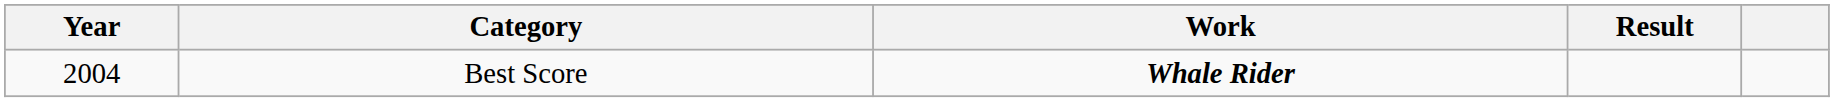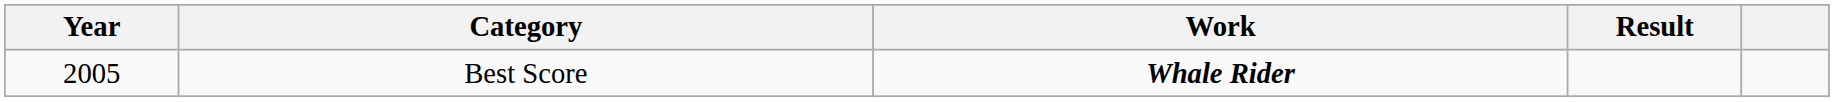(92, 72) 2004 -> (92, 72) 2005
